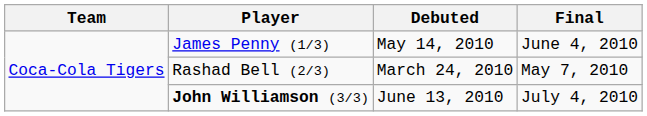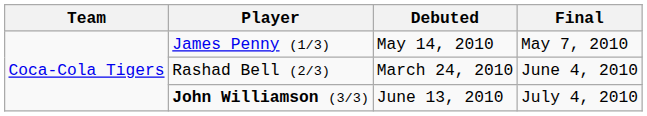(579, 44) June 4, 2010 -> (575, 44) May 7, 2010
(575, 71) May 7, 2010 -> (579, 71) June 4, 2010
